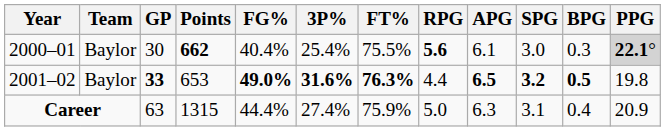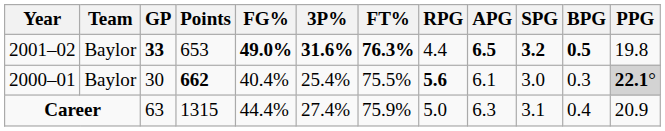rows swapped: (42, 49) <-> (42, 79)
